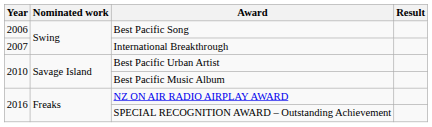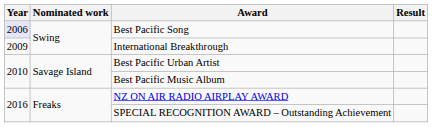(17, 29) no background -> (17, 29) lavender background
(17, 46) 2007 -> (17, 46) 2009
